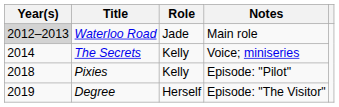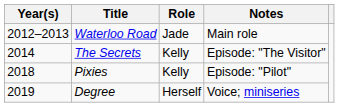(38, 33) lightgrey background -> (38, 33) no background
(253, 53) Voice; miniseries -> (266, 53) Episode: "The Visitor"
(266, 92) Episode: "The Visitor" -> (253, 92) Voice; miniseries
